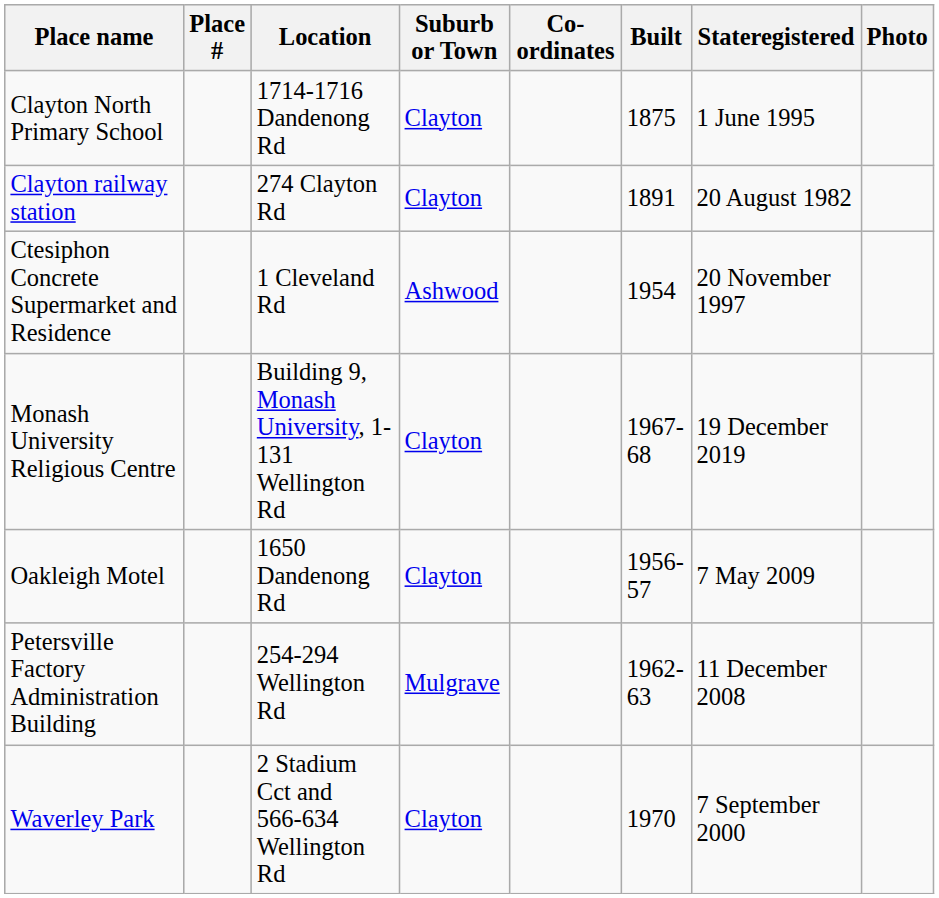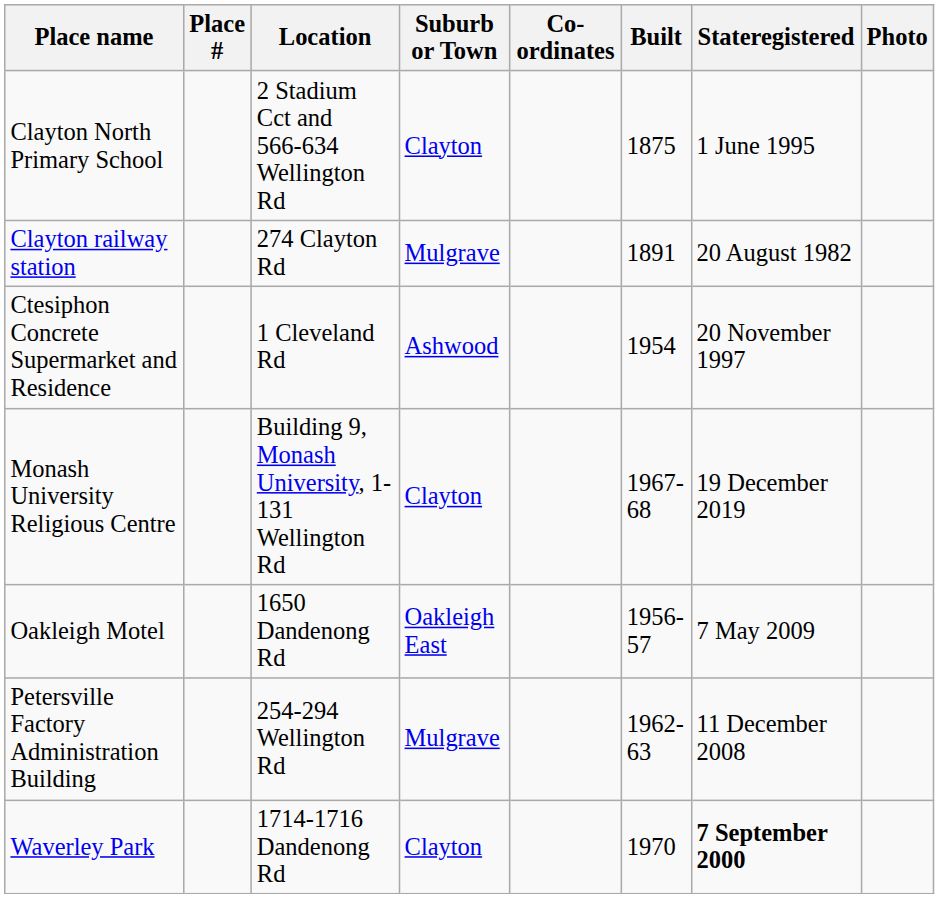(313, 117) 1714-1716 Dandenong Rd -> (311, 145) 2 Stadium Cct and 566-634 Wellington Rd
(443, 197) Clayton -> (452, 253) Mulgrave
(443, 576) Clayton -> (449, 631) Oakleigh East
(311, 818) 2 Stadium Cct and 566-634 Wellington Rd -> (313, 846) 1714-1716 Dandenong Rd
(758, 818) normal -> (762, 846) bold
